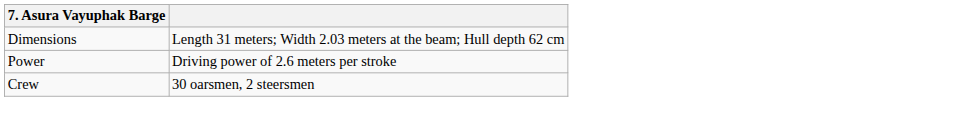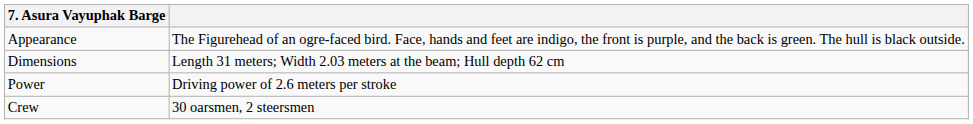+ row: (42, 38)
